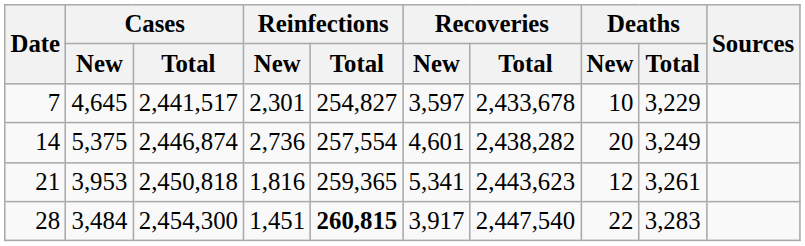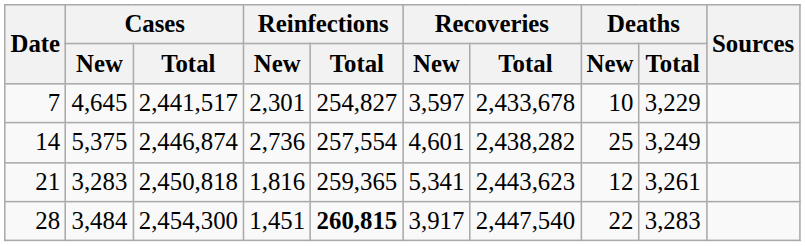(621, 142) 20 -> (621, 142) 25
(99, 181) 3,953 -> (99, 181) 3,283
